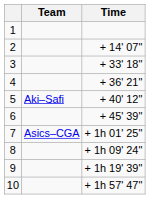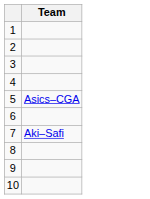- column: (113, 13)
(44, 99) Aki–Safi -> (52, 99) Asics–CGA
(52, 133) Asics–CGA -> (44, 133) Aki–Safi
